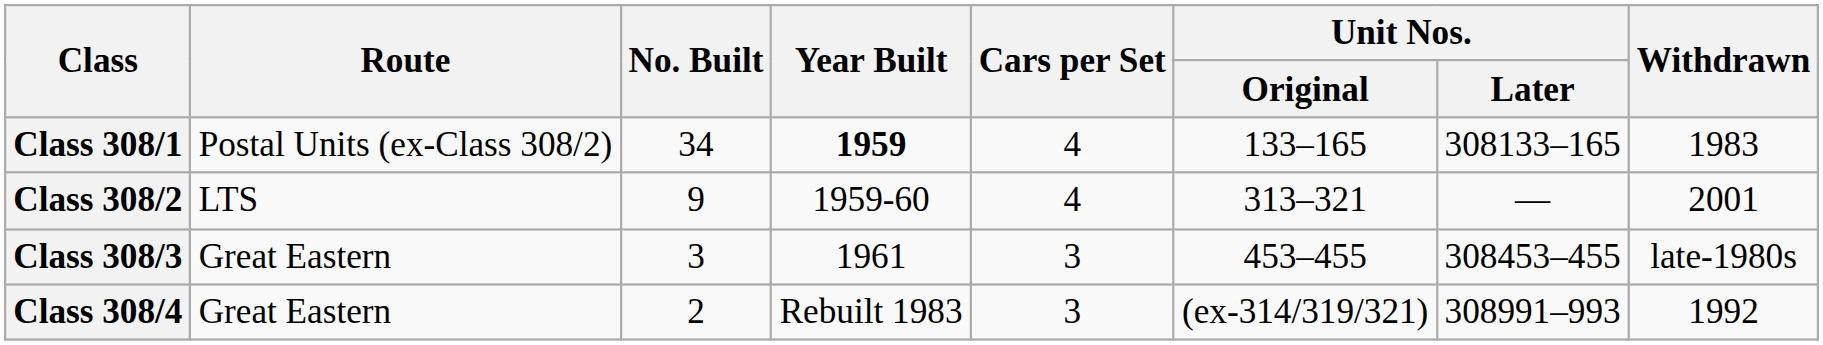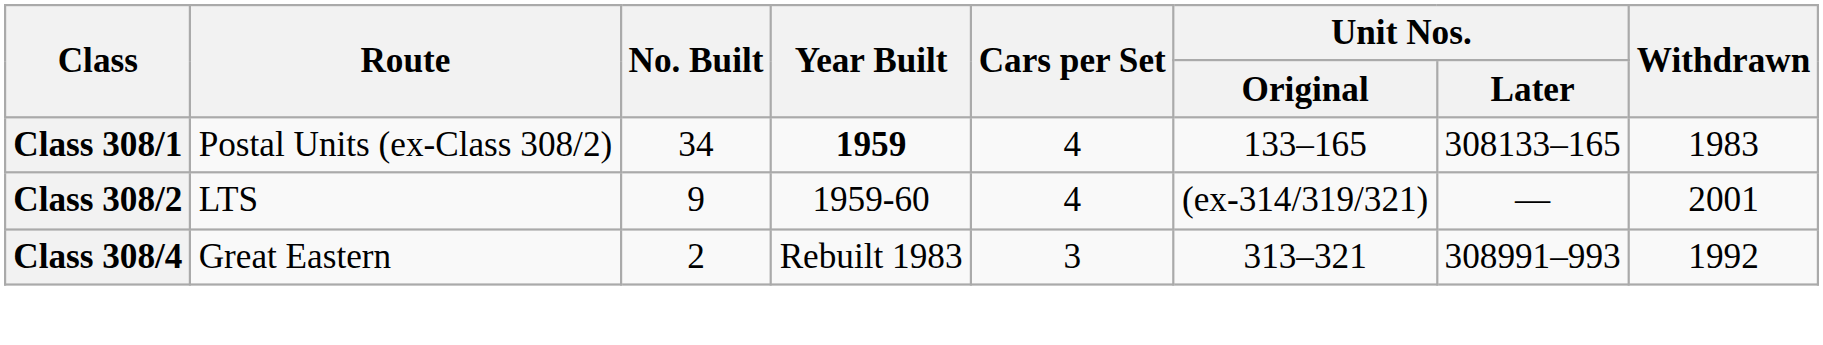(1305, 199) 313–321 -> (1305, 199) (ex-314/319/321)
- row: (98, 255)
(1305, 311) (ex-314/319/321) -> (1305, 255) 313–321
